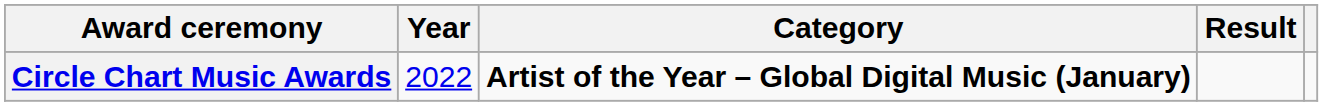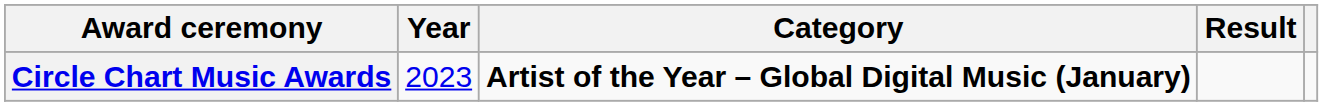(439, 76) 2022 -> (439, 76) 2023
